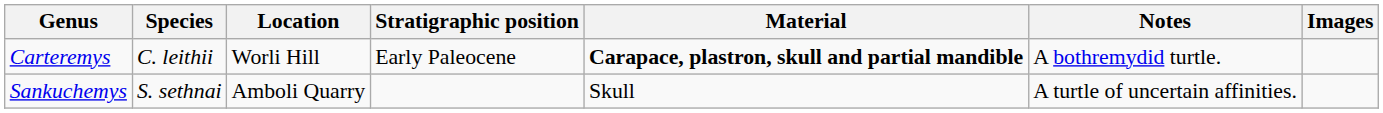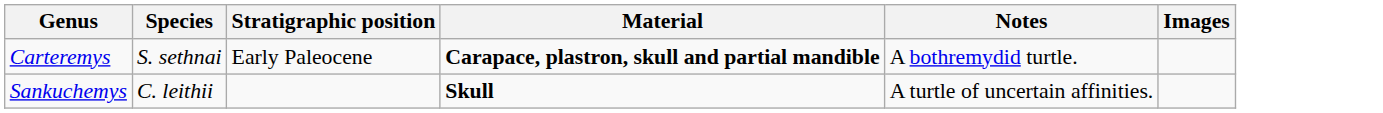- column: (298, 21)
(175, 56) C. leithii -> (179, 56) S. sethnai
(179, 90) S. sethnai -> (175, 90) C. leithii
(612, 90) normal -> (470, 90) bold
